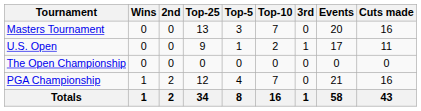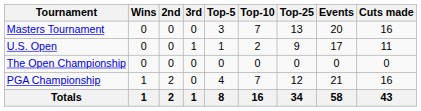columns swapped: (306, 13) <-> (203, 13)
